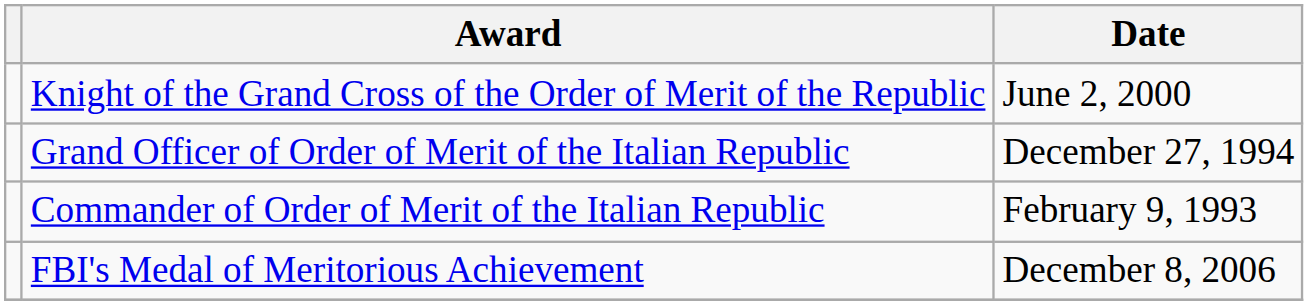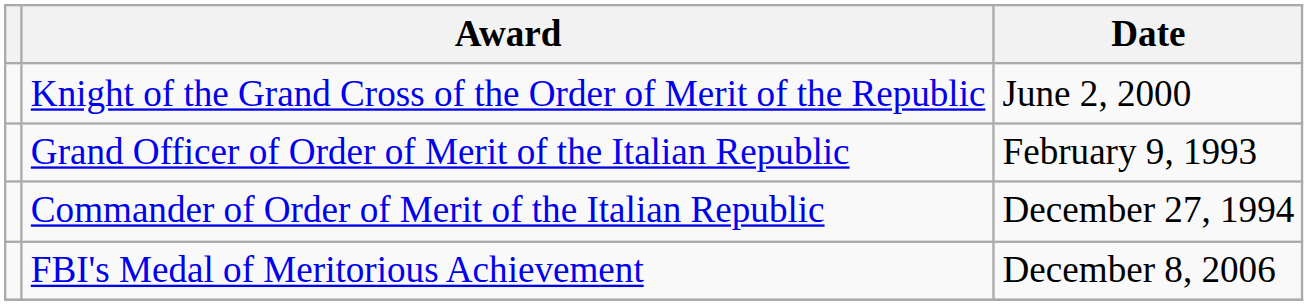(1148, 151) December 27, 1994 -> (1130, 151) February 9, 1993
(1130, 210) February 9, 1993 -> (1148, 210) December 27, 1994
